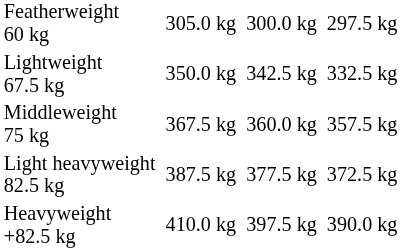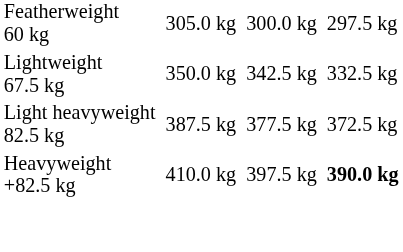- row: (60, 124)
(362, 224) normal -> (363, 174) bold
